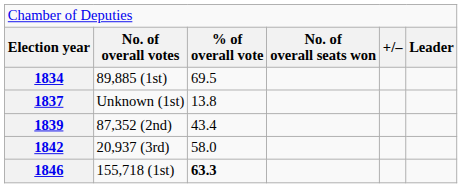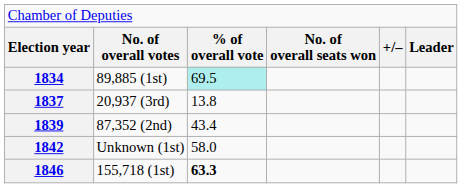(204, 78) no background -> (204, 78) paleturquoise background
(140, 101) Unknown (1st) -> (133, 101) 20,937 (3rd)
(133, 147) 20,937 (3rd) -> (140, 147) Unknown (1st)
